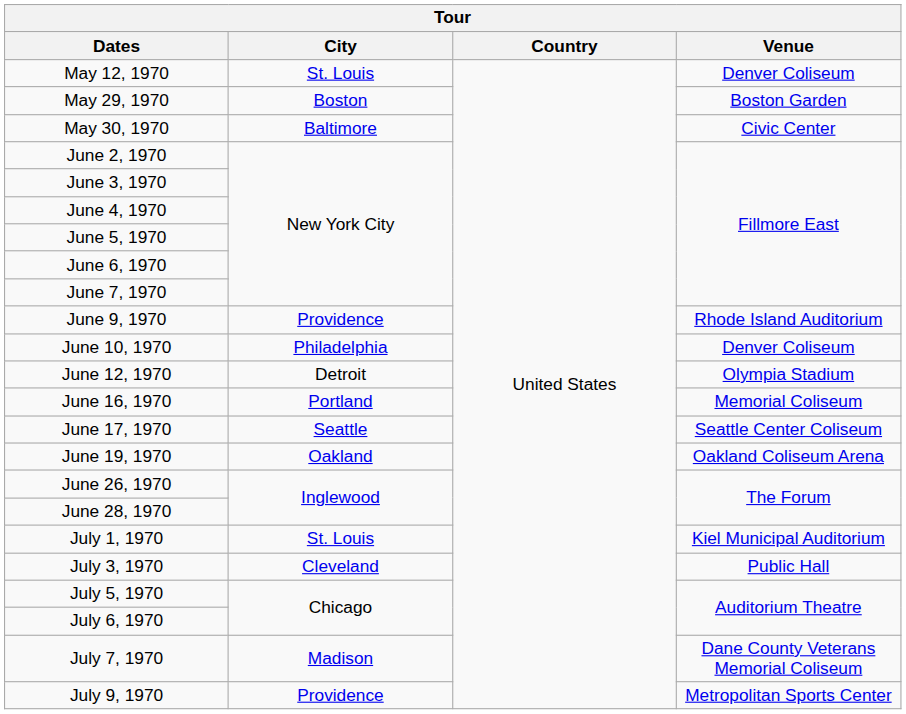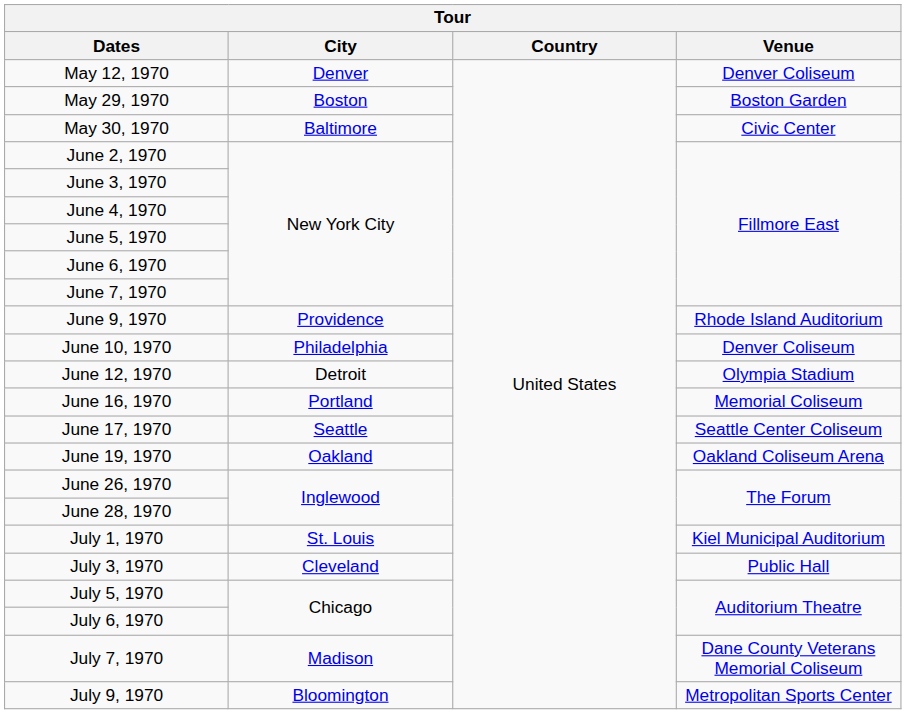(340, 73) St. Louis -> (340, 73) Denver
(340, 695) Providence -> (340, 695) Bloomington
